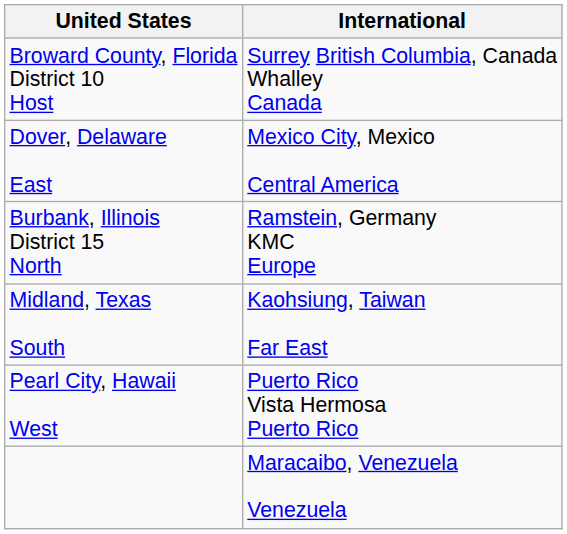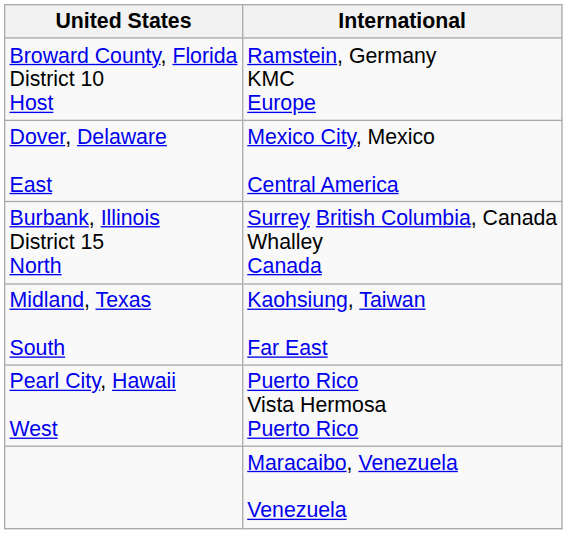(402, 79) Surrey British Columbia, Canada Whalley Canada -> (342, 79) Ramstein, Germany KMC Europe
(342, 242) Ramstein, Germany KMC Europe -> (402, 242) Surrey British Columbia, Canada Whalley Canada
